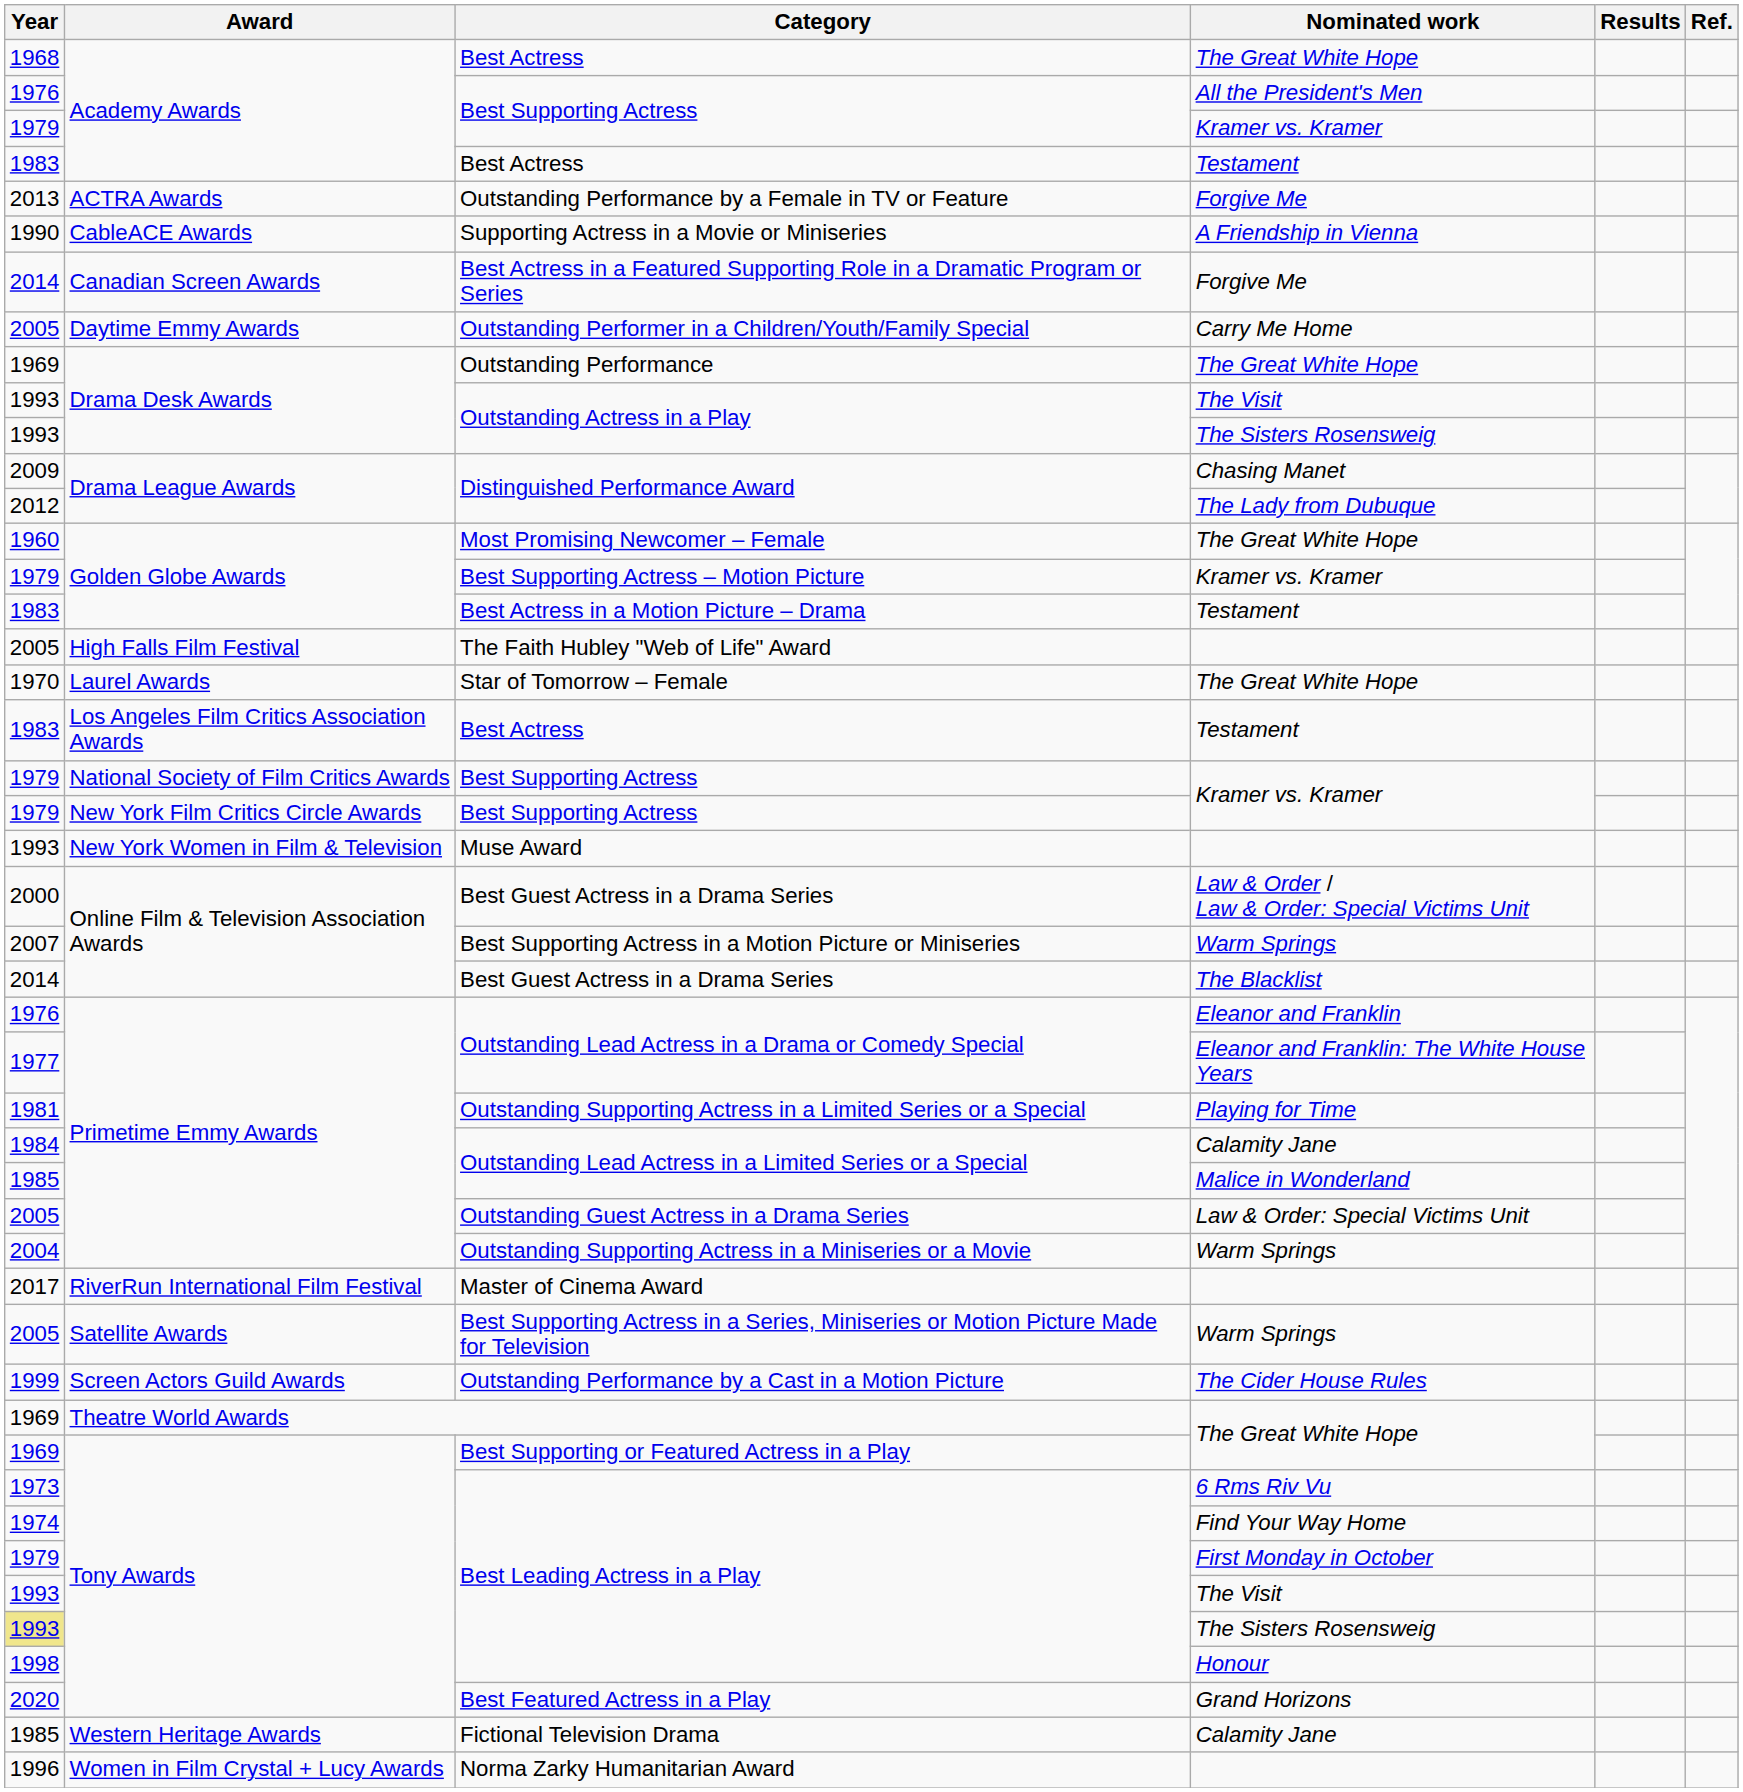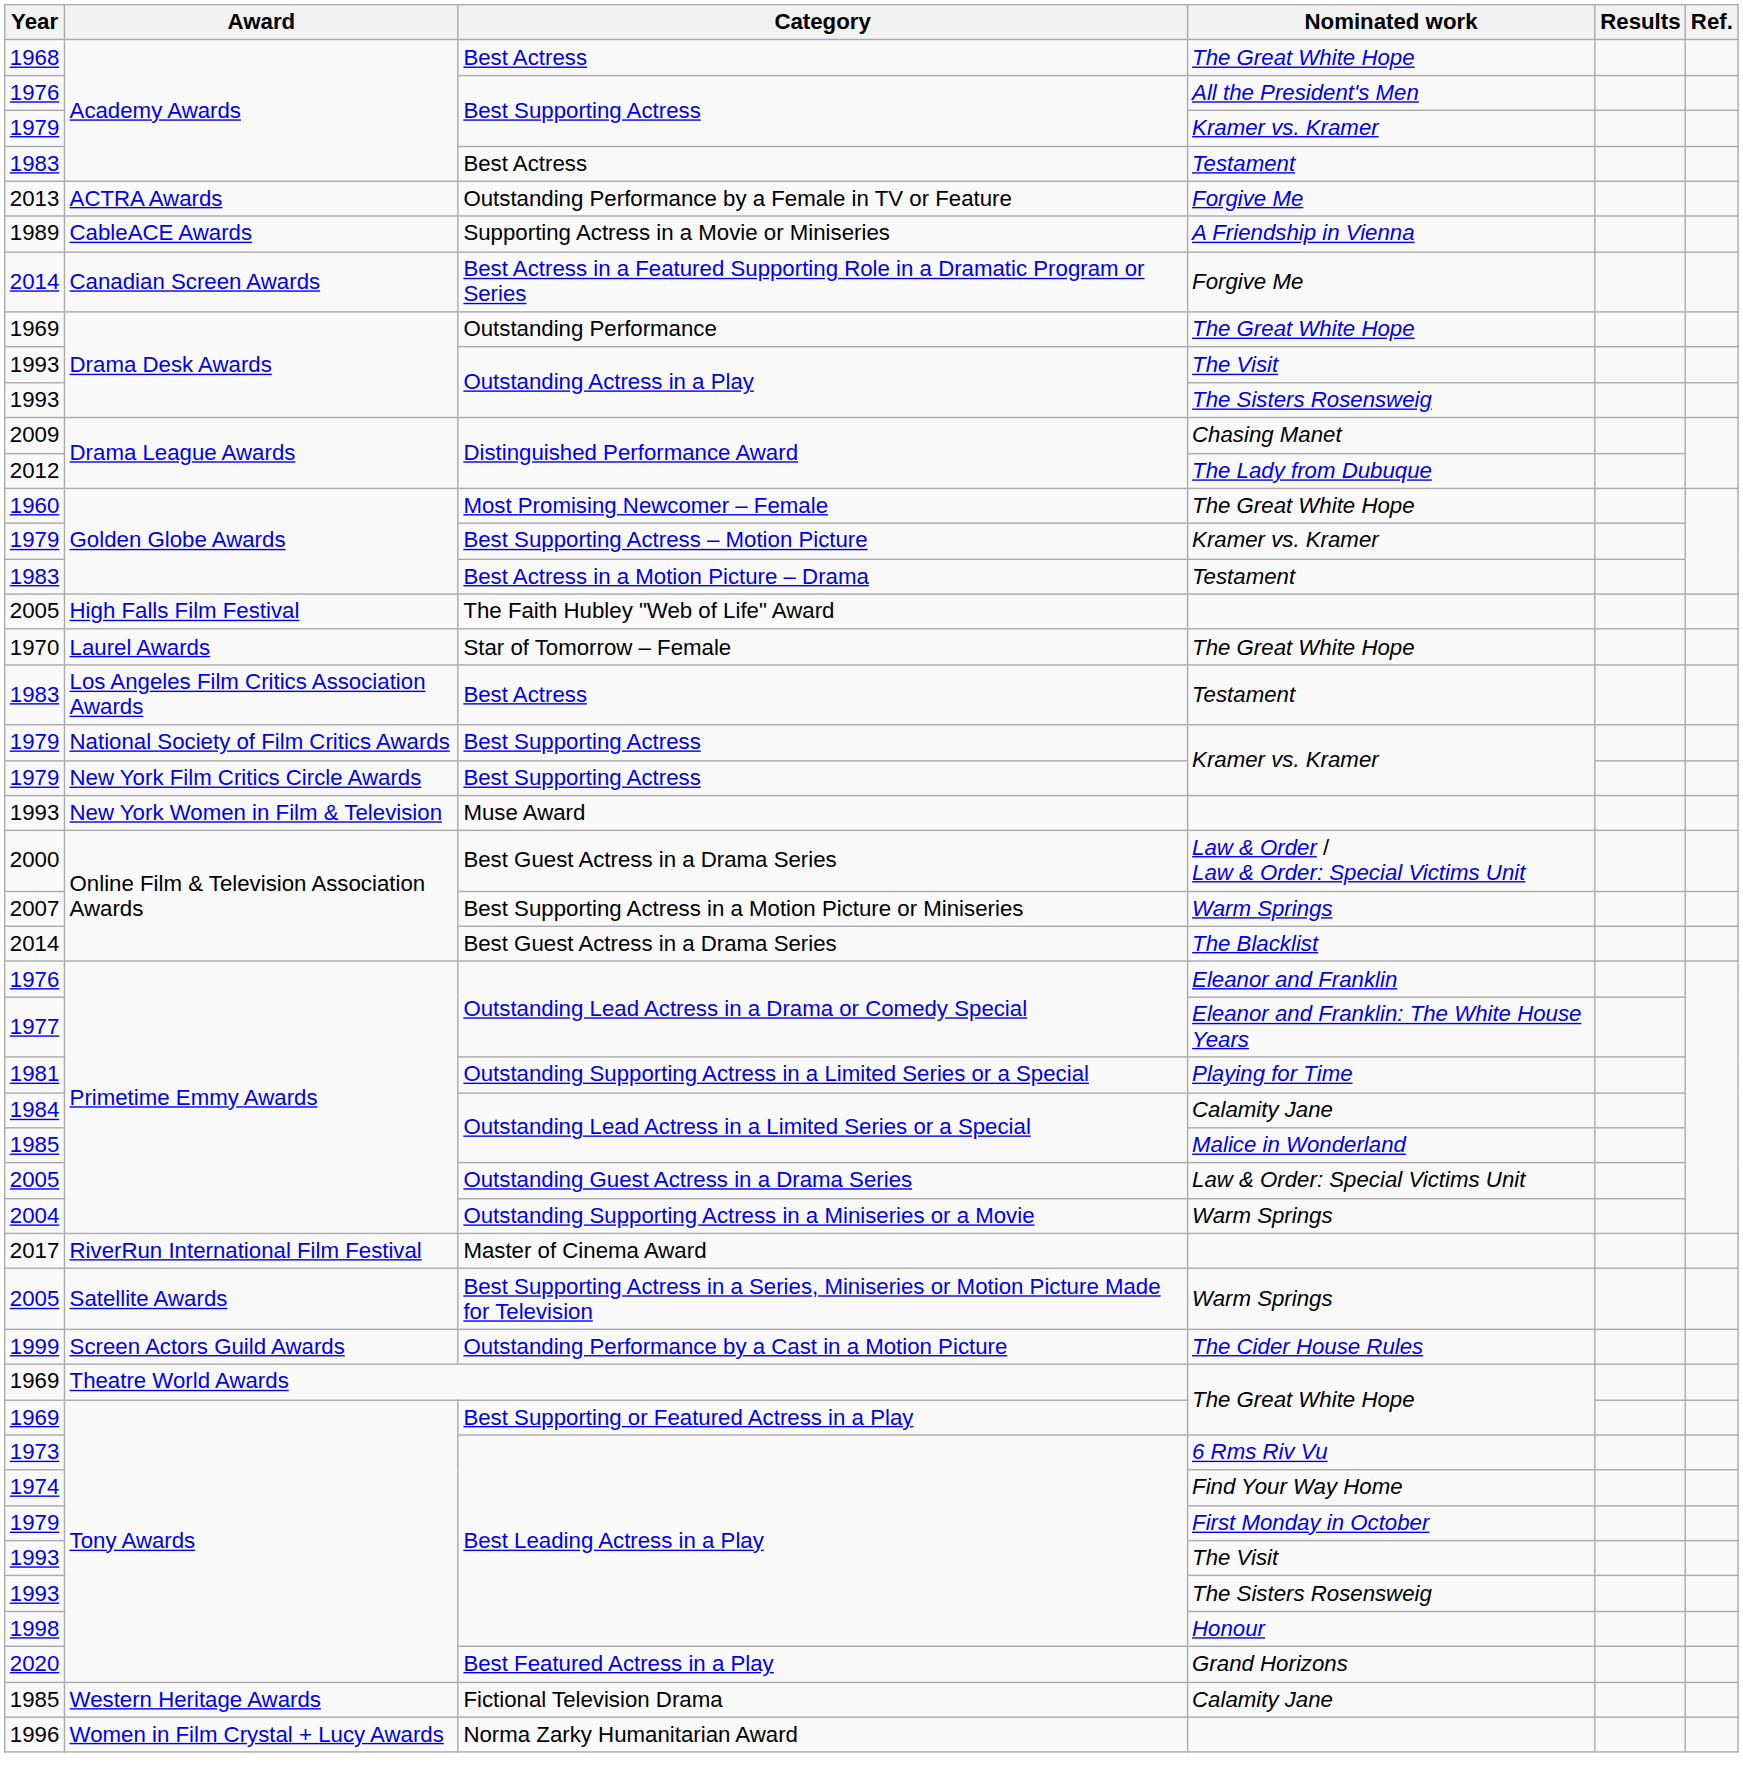(35, 233) 1990 -> (35, 233) 1989
- row: (745, 329)
(35, 1628) khaki background -> (35, 1593) no background
